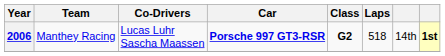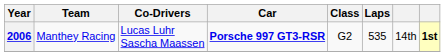(345, 37) bold -> (345, 37) normal
(377, 37) 518 -> (377, 37) 535
